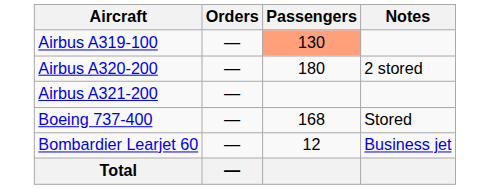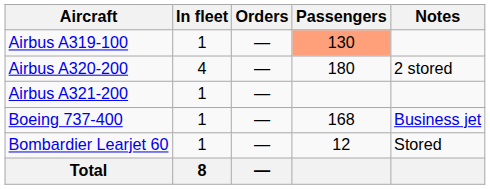+ column: (202, 17)
(388, 119) Stored -> (438, 119) Business jet
(408, 145) Business jet -> (418, 145) Stored
